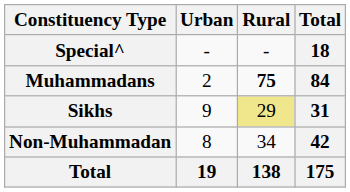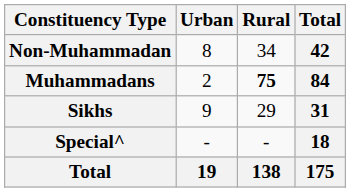rows swapped: (90, 141) <-> (90, 50)
(266, 111) khaki background -> (266, 111) no background
